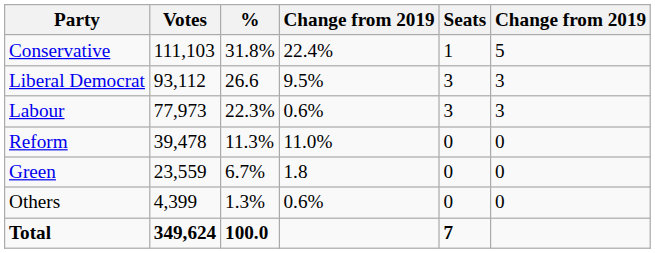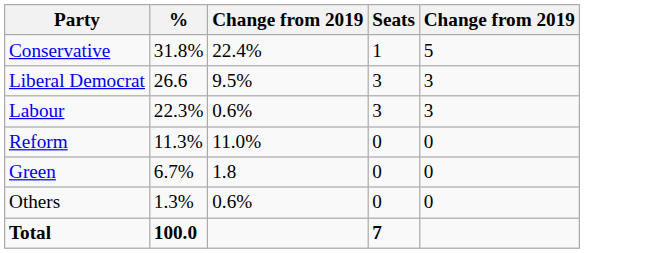- column: (185, 19)
